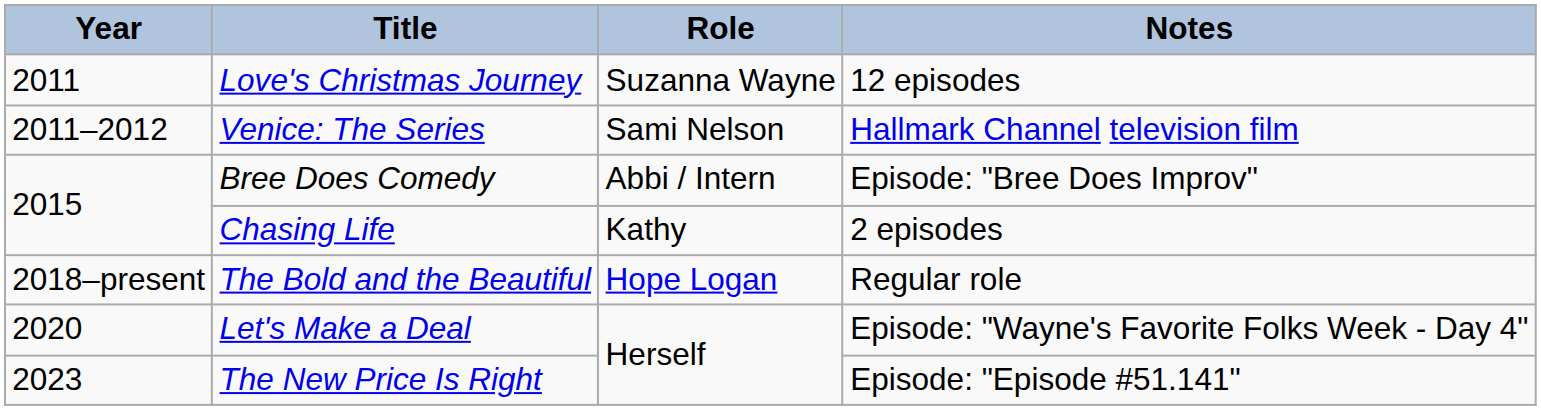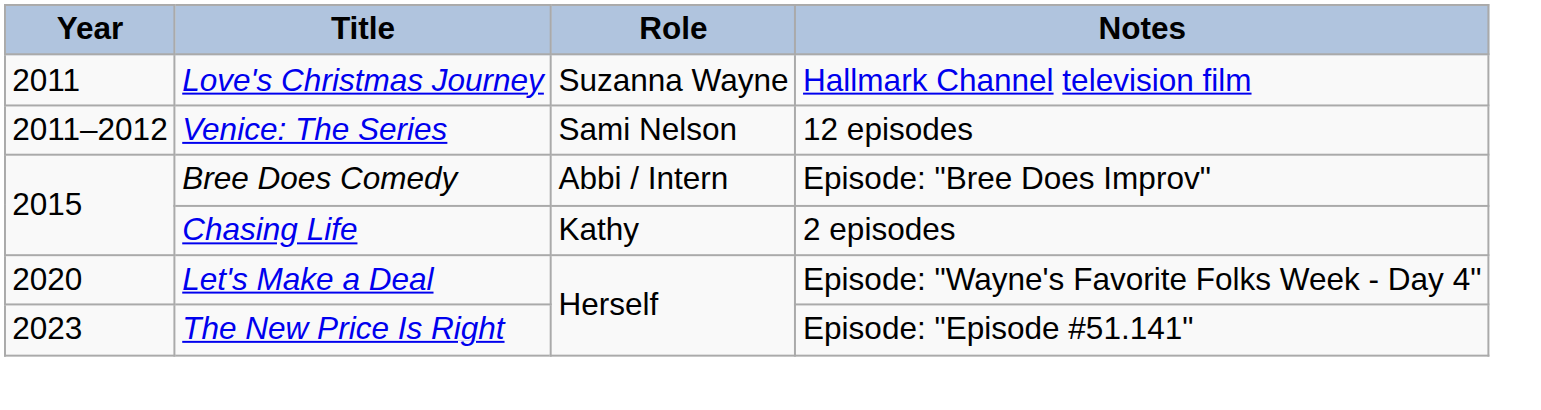(935, 79) 12 episodes -> (1027, 79) Hallmark Channel television film
(1074, 129) Hallmark Channel television film -> (888, 129) 12 episodes
- row: (405, 279)
